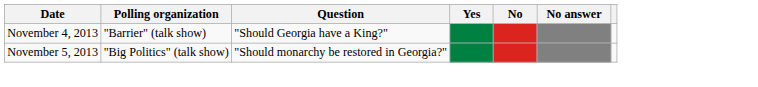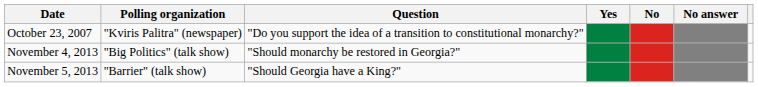+ row: (50, 33)
(155, 33) "Barrier" (talk show) -> (166, 52) "Big Politics" (talk show)
(311, 33) "Should Georgia have a King?" -> (354, 52) "Should monarchy be restored in Georgia?"
(166, 52) "Big Politics" (talk show) -> (155, 71) "Barrier" (talk show)
(341, 52) "Should monarchy be restored in Georgia?" -> (324, 71) "Should Georgia have a King?"
